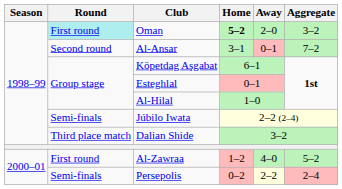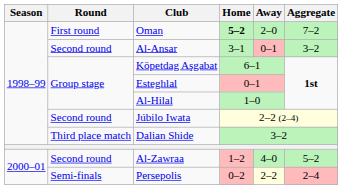(75, 30) paleturquoise background -> (75, 30) no background
(311, 30) 3–2 -> (311, 30) 7–2
(311, 48) 7–2 -> (311, 48) 3–2
(76, 118) Semi-finals -> (81, 118) Second round
(75, 158) First round -> (81, 158) Second round
